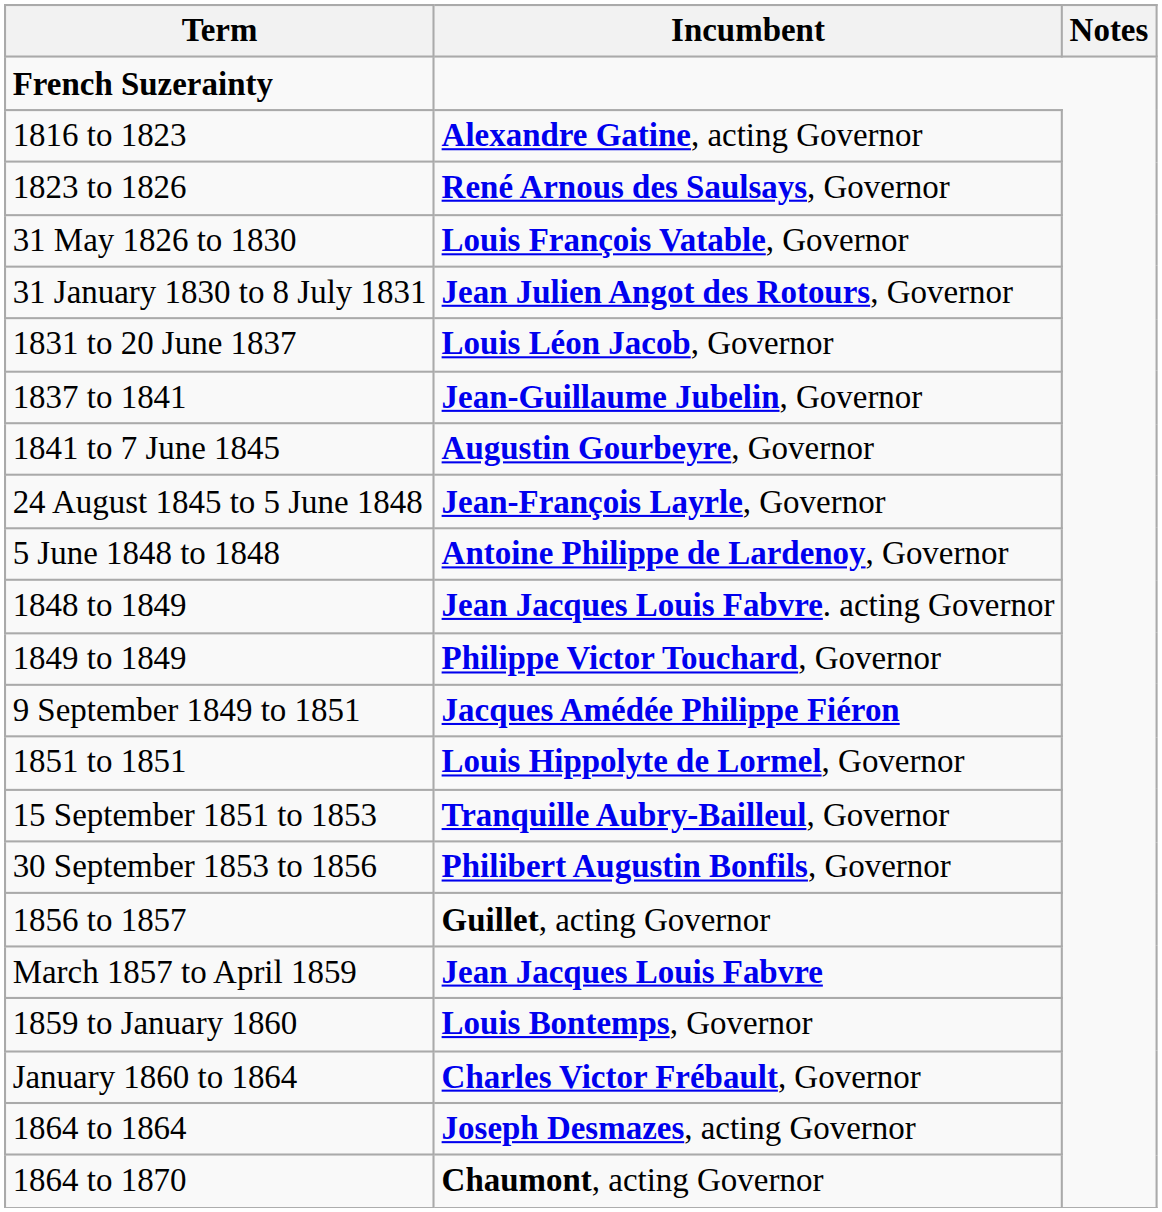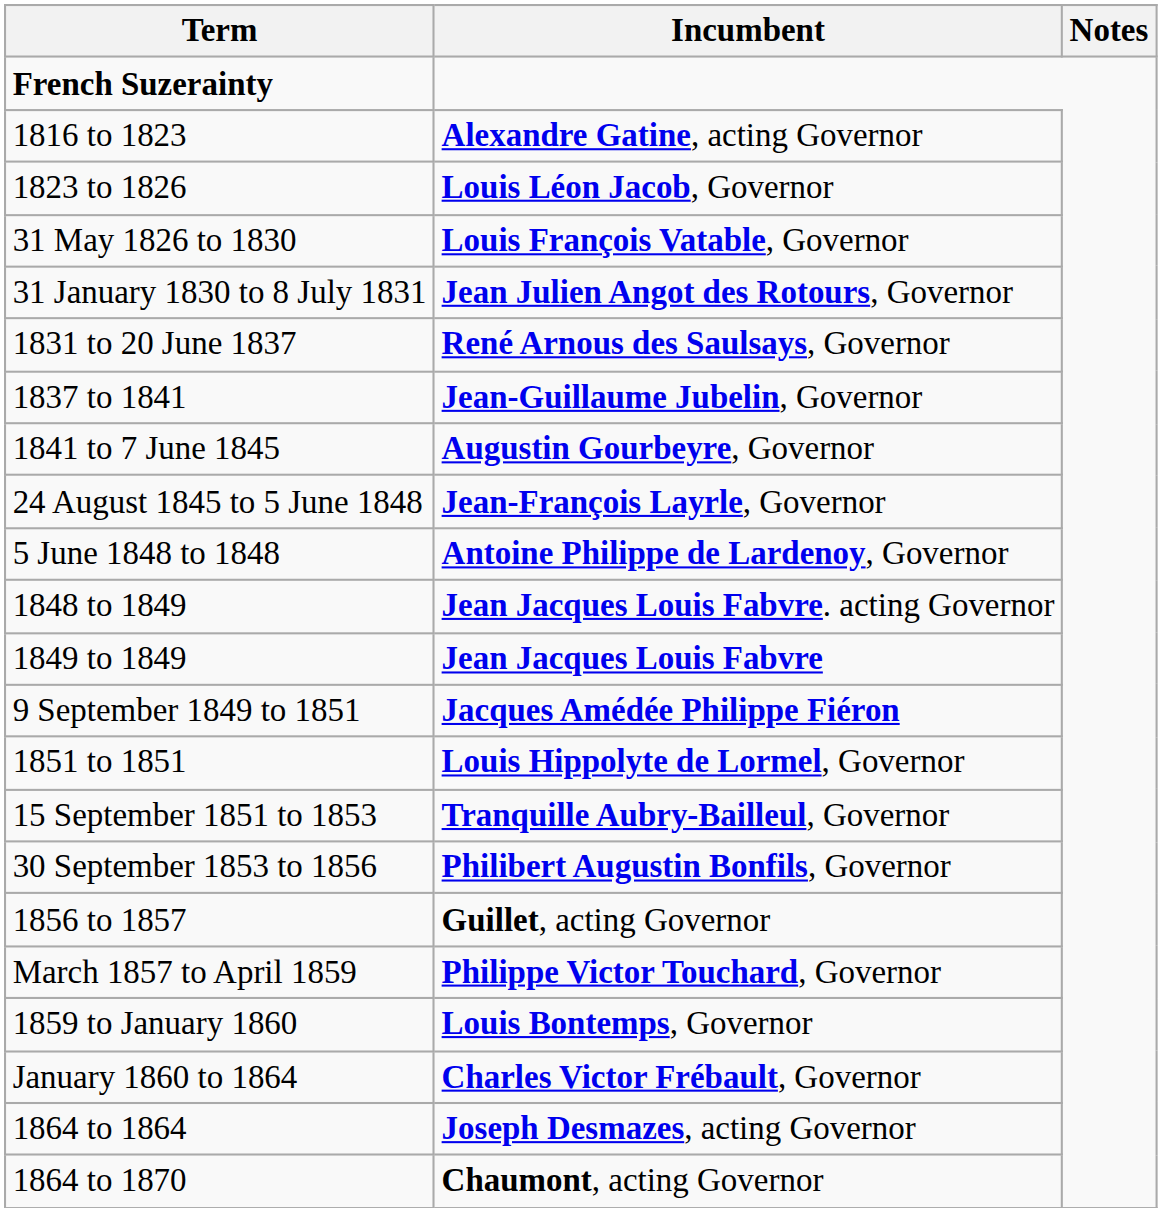(696, 187) René Arnous des Saulsays, Governor -> (638, 187) Louis Léon Jacob, Governor
(638, 344) Louis Léon Jacob, Governor -> (696, 344) René Arnous des Saulsays, Governor
(691, 657) Philippe Victor Touchard, Governor -> (632, 657) Jean Jacques Louis Fabvre
(632, 971) Jean Jacques Louis Fabvre -> (691, 971) Philippe Victor Touchard, Governor
